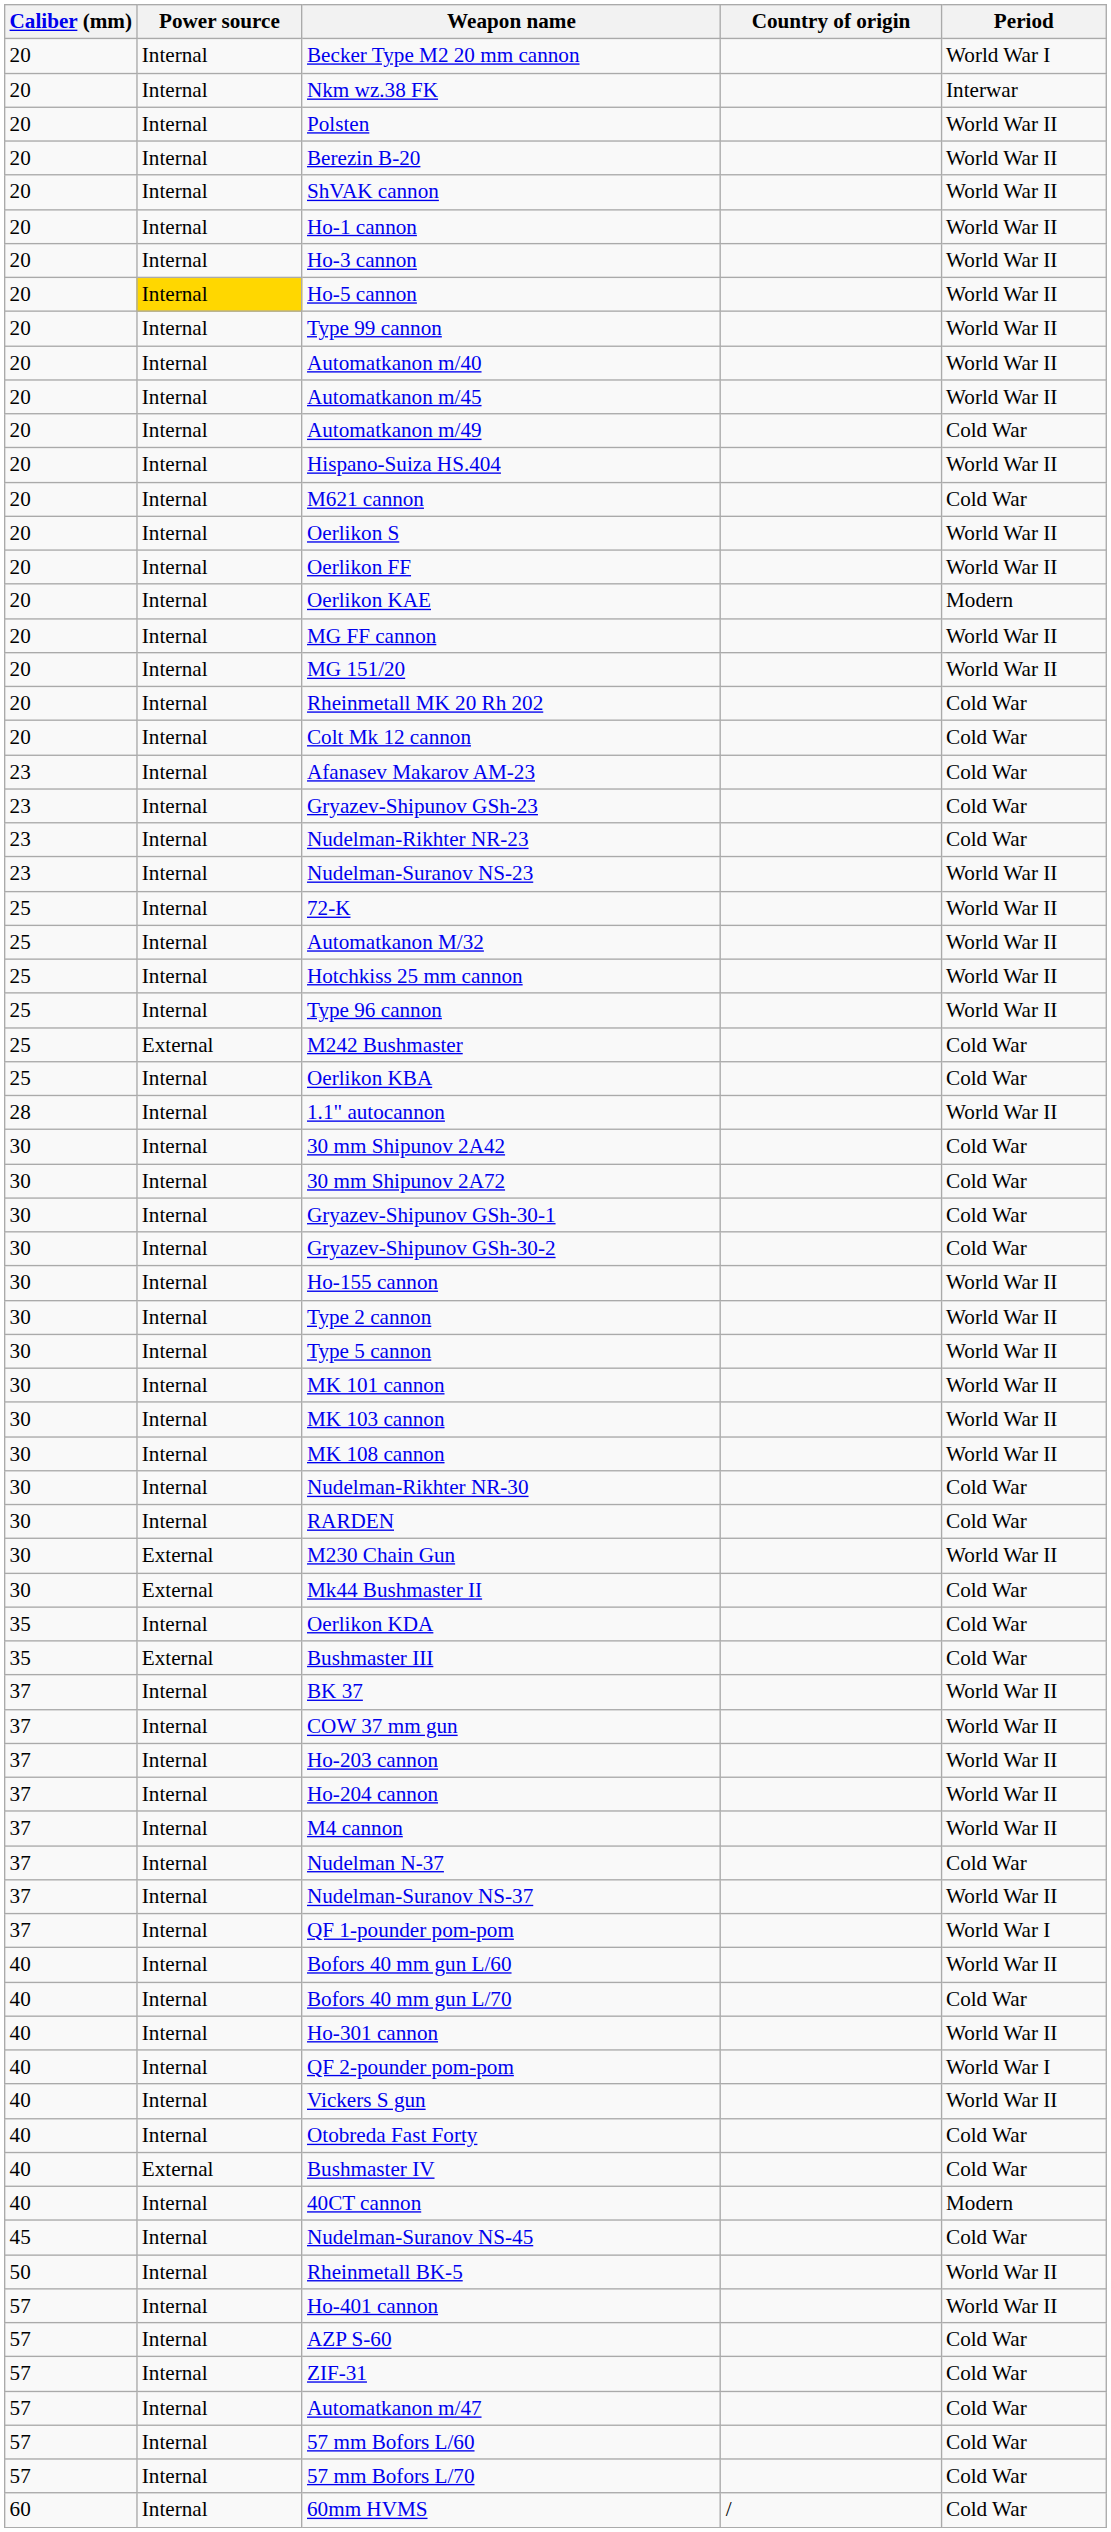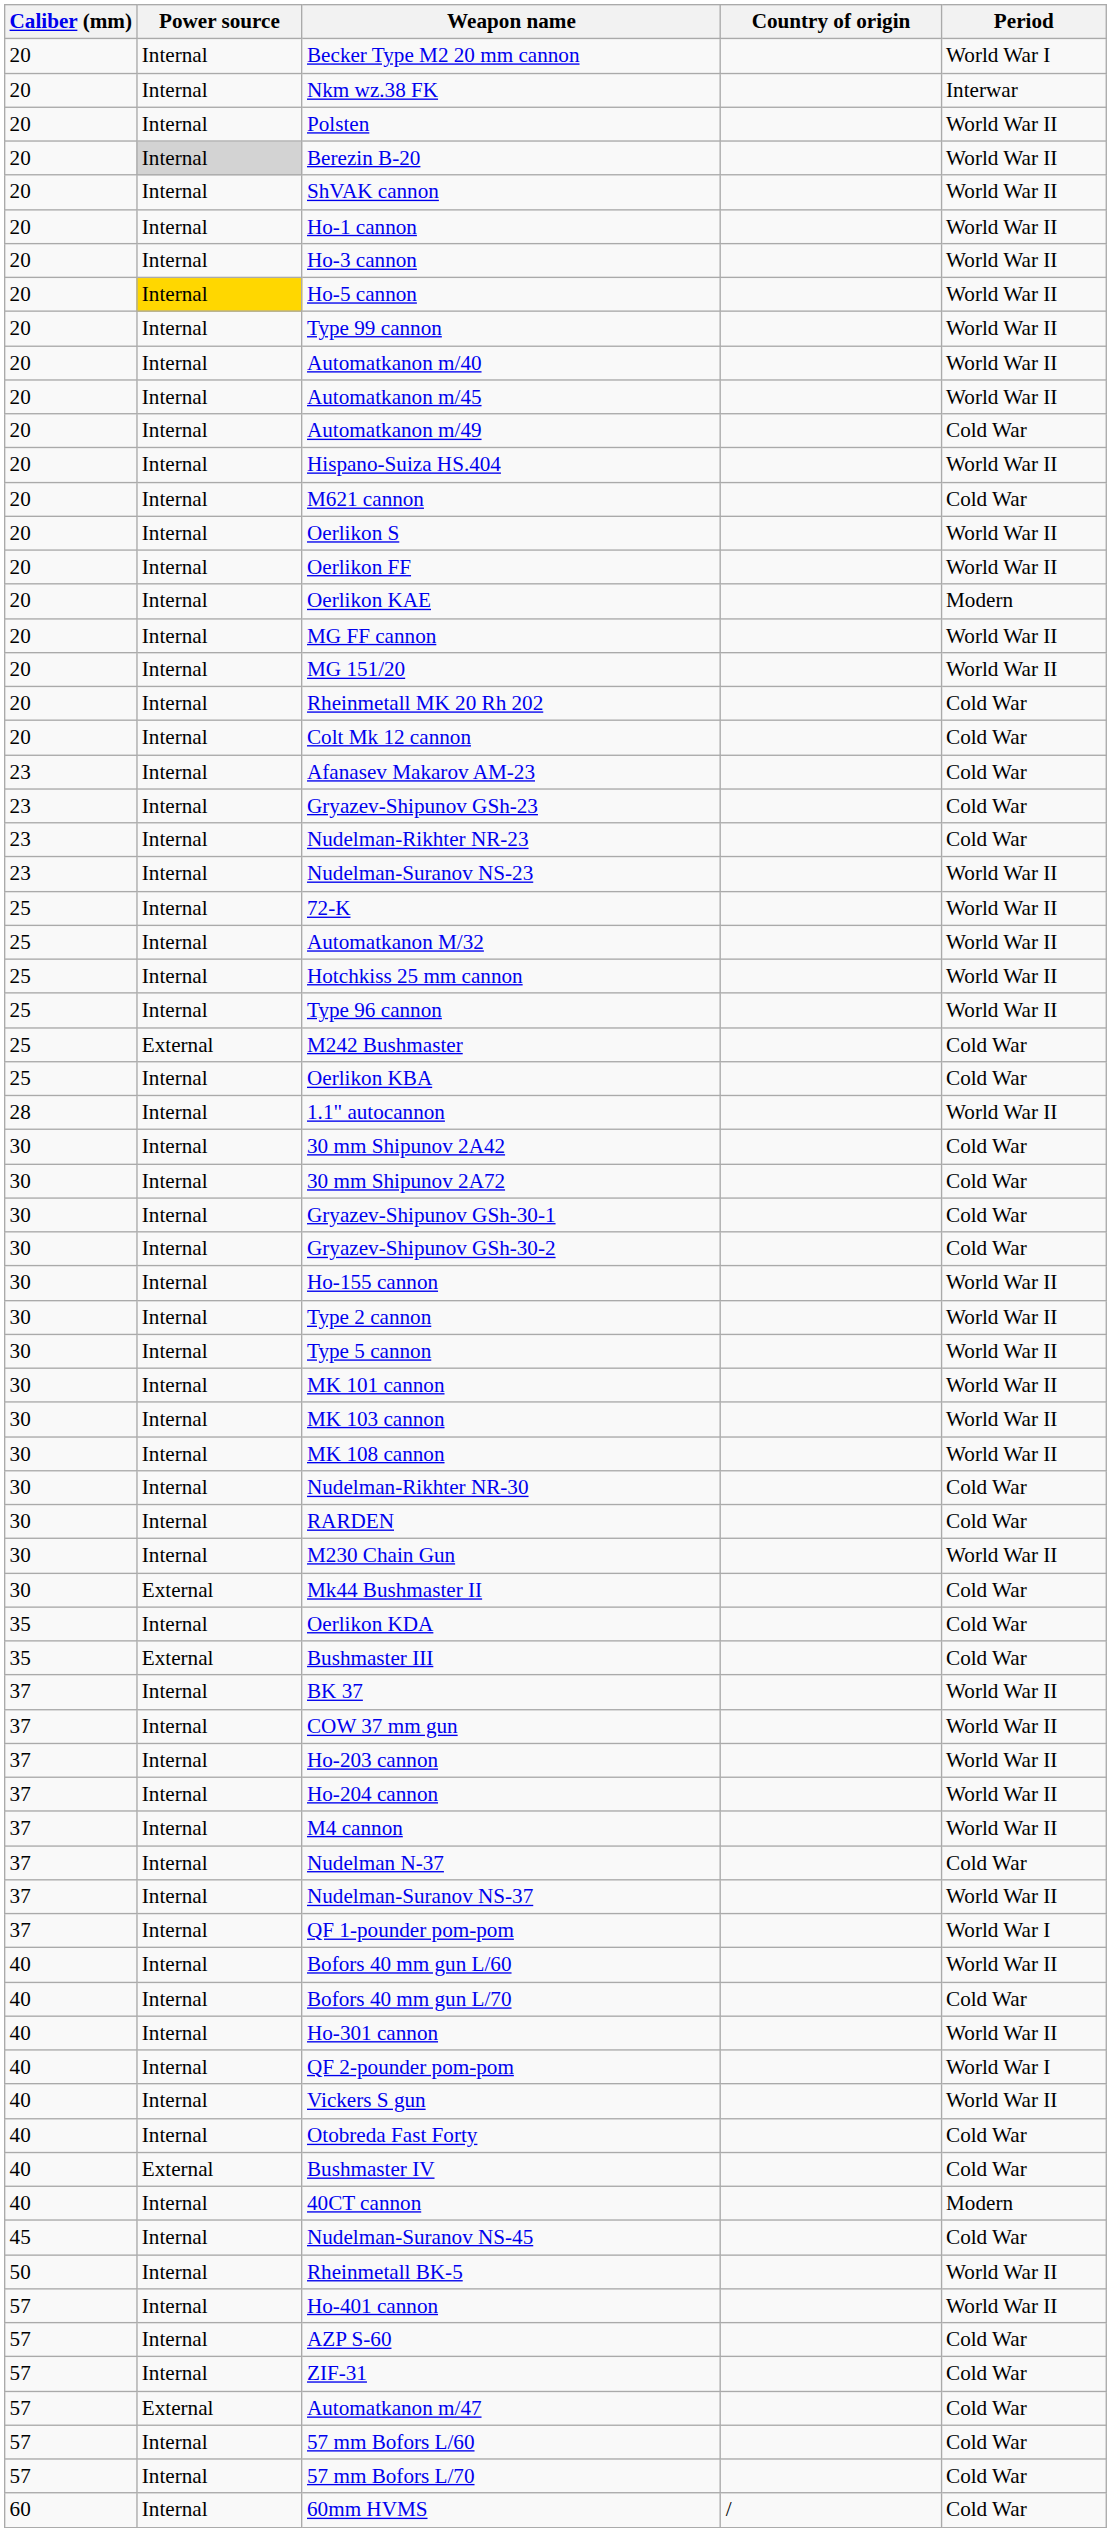(175, 157) no background -> (175, 157) lightgrey background
(178, 1555) External -> (175, 1555) Internal
(175, 2407) Internal -> (178, 2407) External
